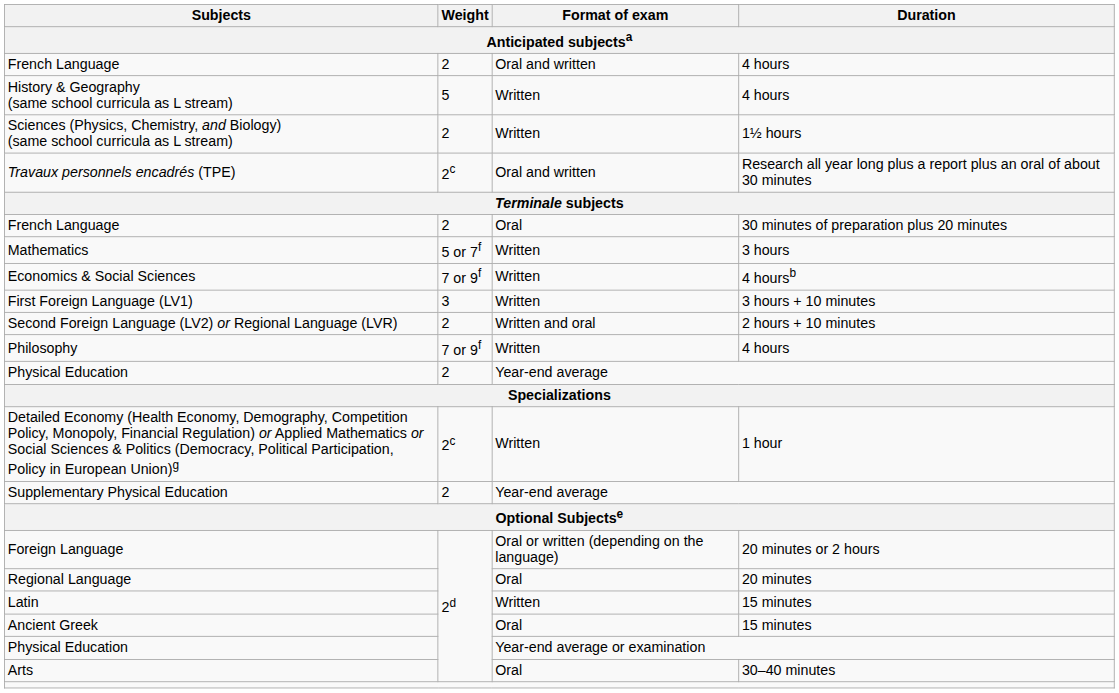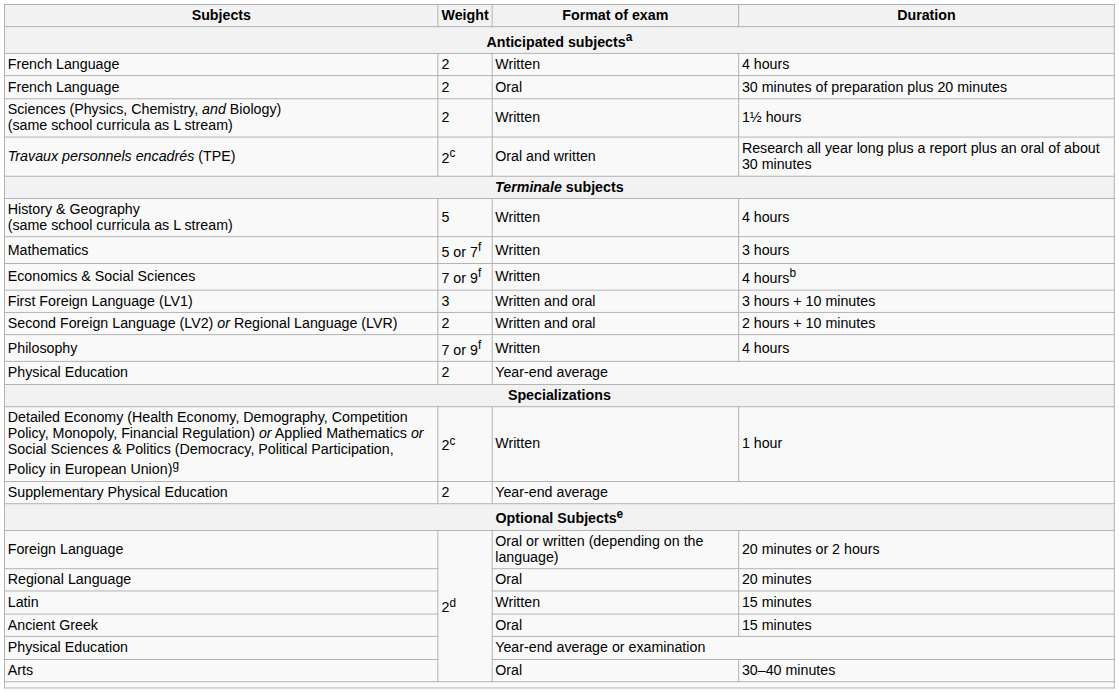(546, 64) Oral and written -> (518, 64) Written
rows swapped: (64, 225) <-> (120, 95)
(518, 301) Written -> (545, 301) Written and oral
